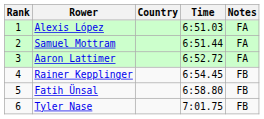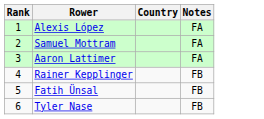- column: (203, 12)
